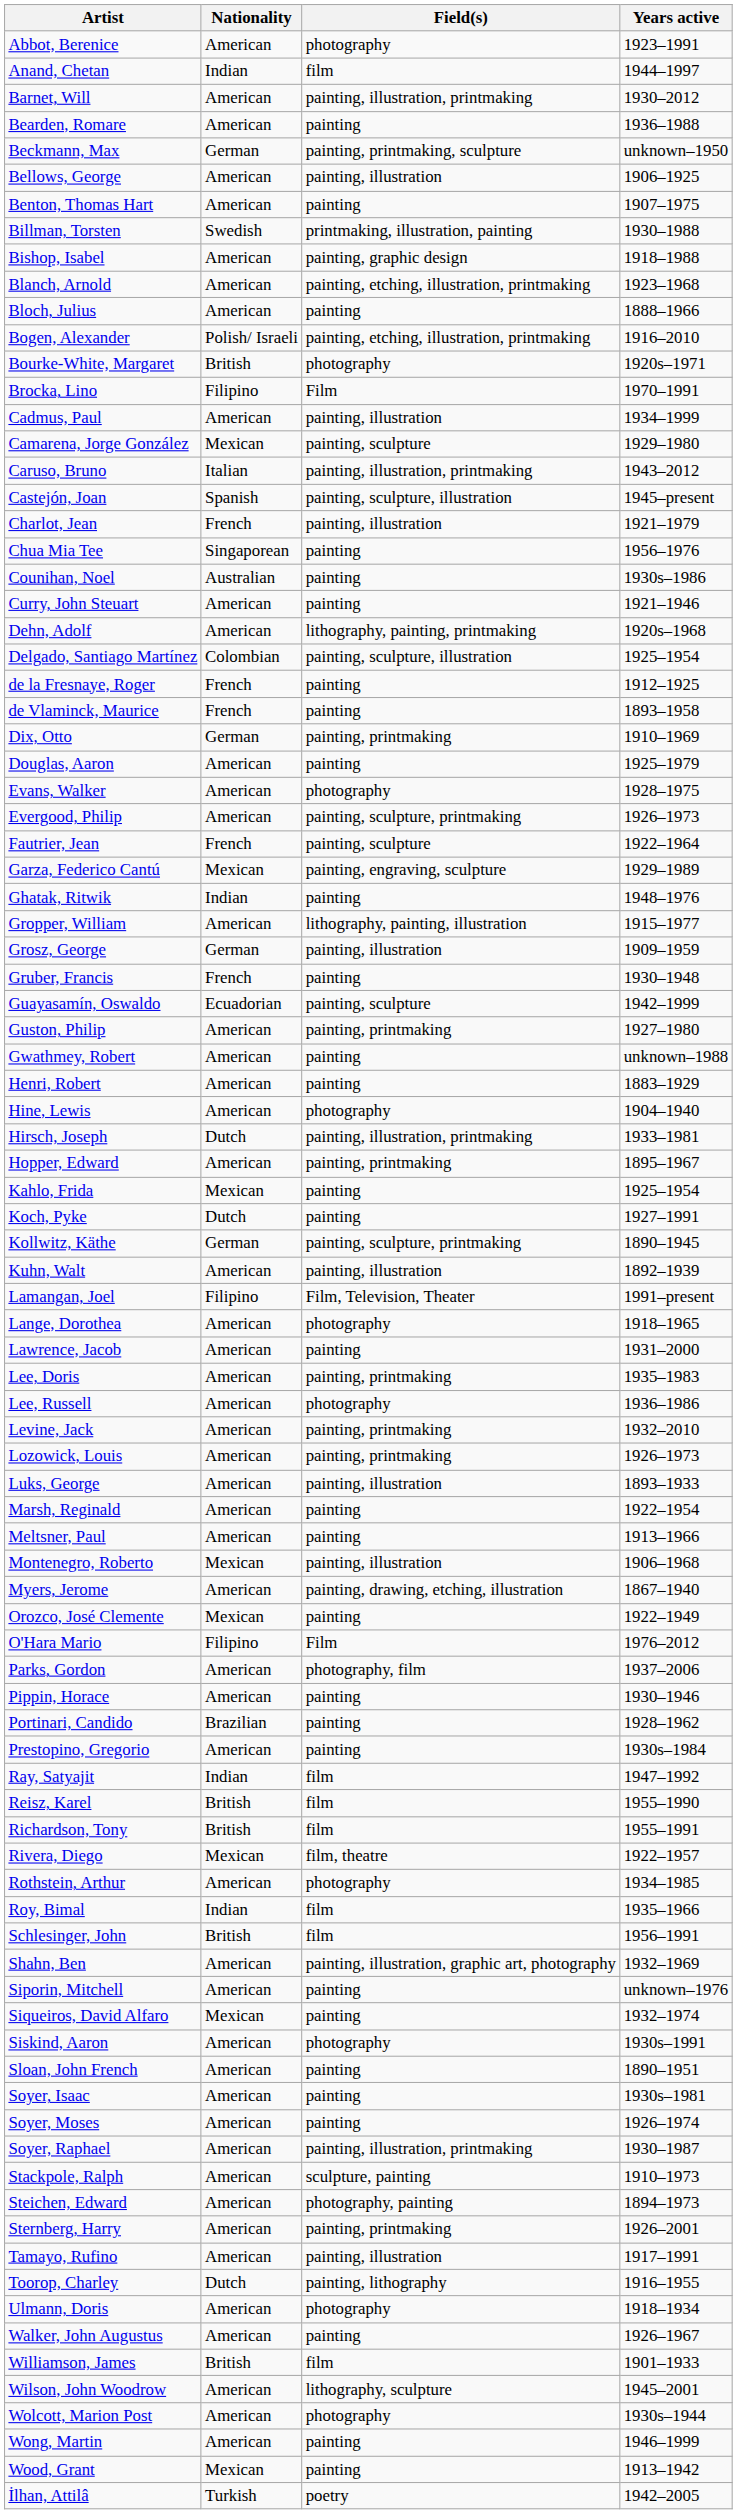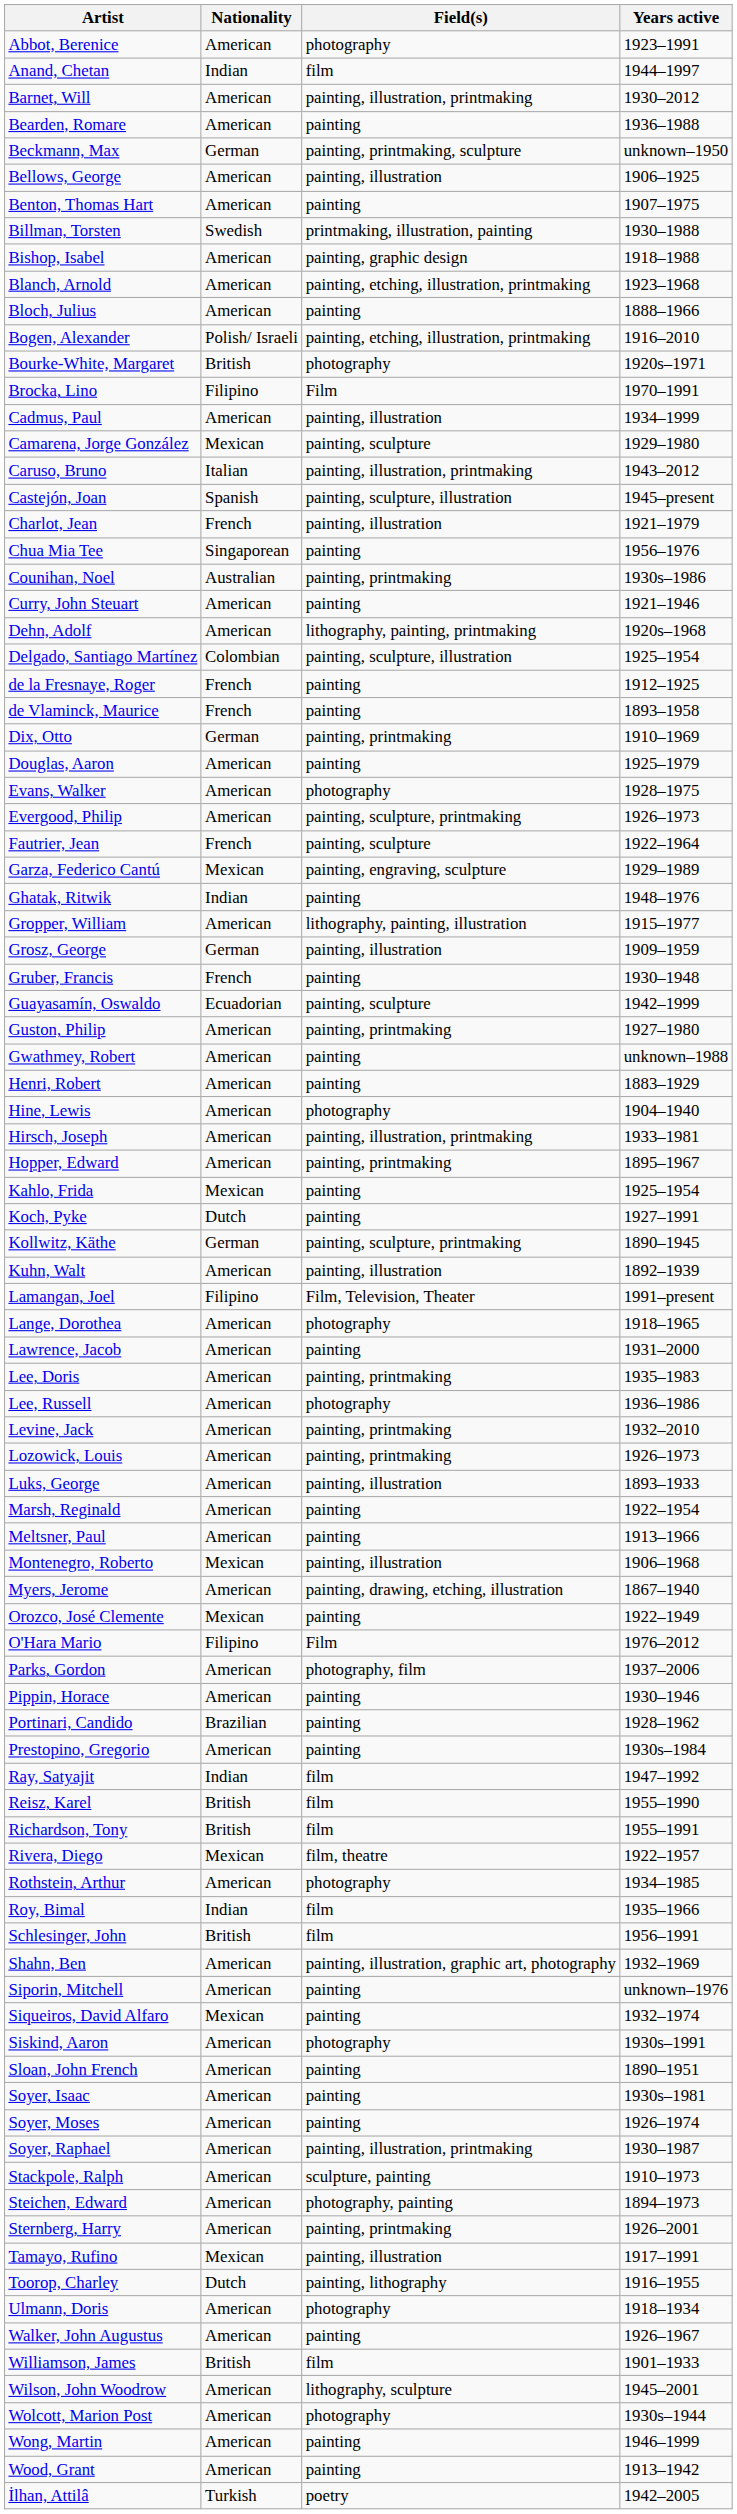(333, 577) painting -> (378, 577) painting, printmaking
(226, 1136) Dutch -> (238, 1136) American
(238, 2255) American -> (234, 2255) Mexican
(234, 2469) Mexican -> (238, 2469) American
